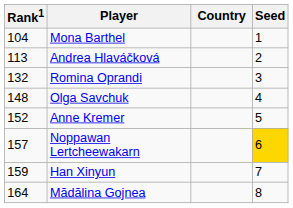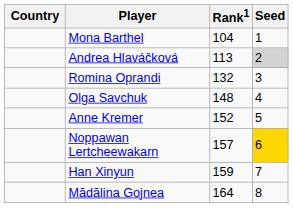columns swapped: (222, 16) <-> (26, 16)
(259, 58) no background -> (259, 58) lightgrey background
